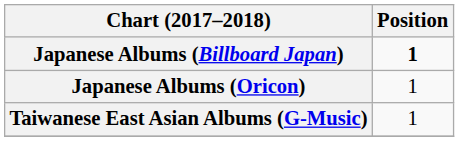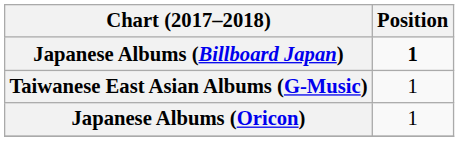rows swapped: (189, 86) <-> (189, 119)
